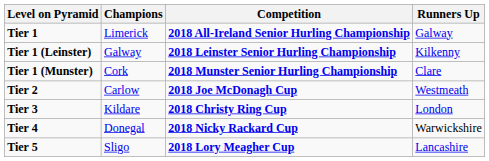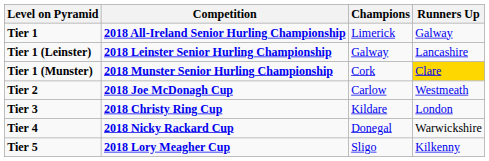columns swapped: (289, 14) <-> (133, 14)
(438, 52) Kilkenny -> (442, 52) Lancashire
(428, 71) no background -> (428, 71) gold background
(442, 147) Lancashire -> (438, 147) Kilkenny
